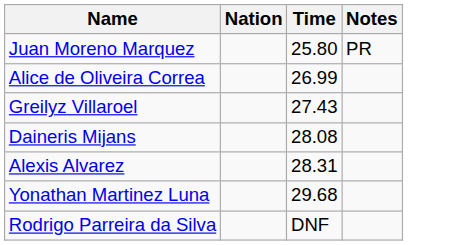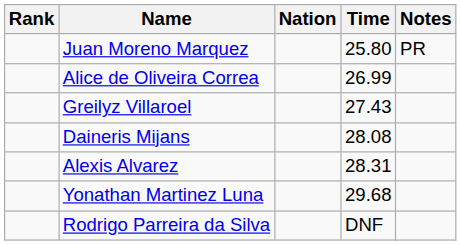+ column: (32, 19)
